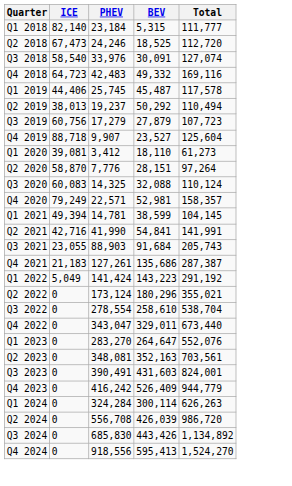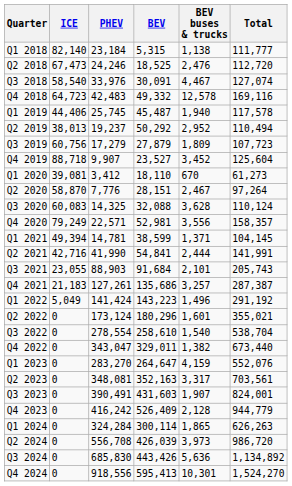+ column: (205, 23)
